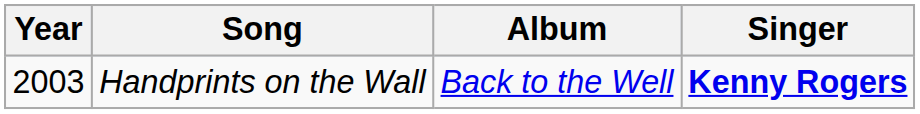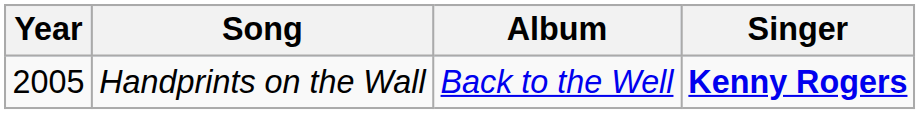(48, 81) 2003 -> (48, 81) 2005
